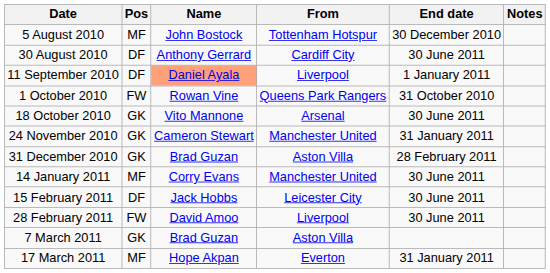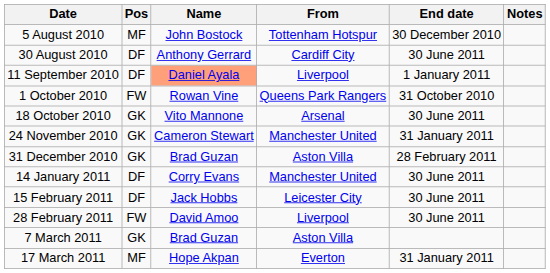(136, 177) MF -> (136, 177) DF
